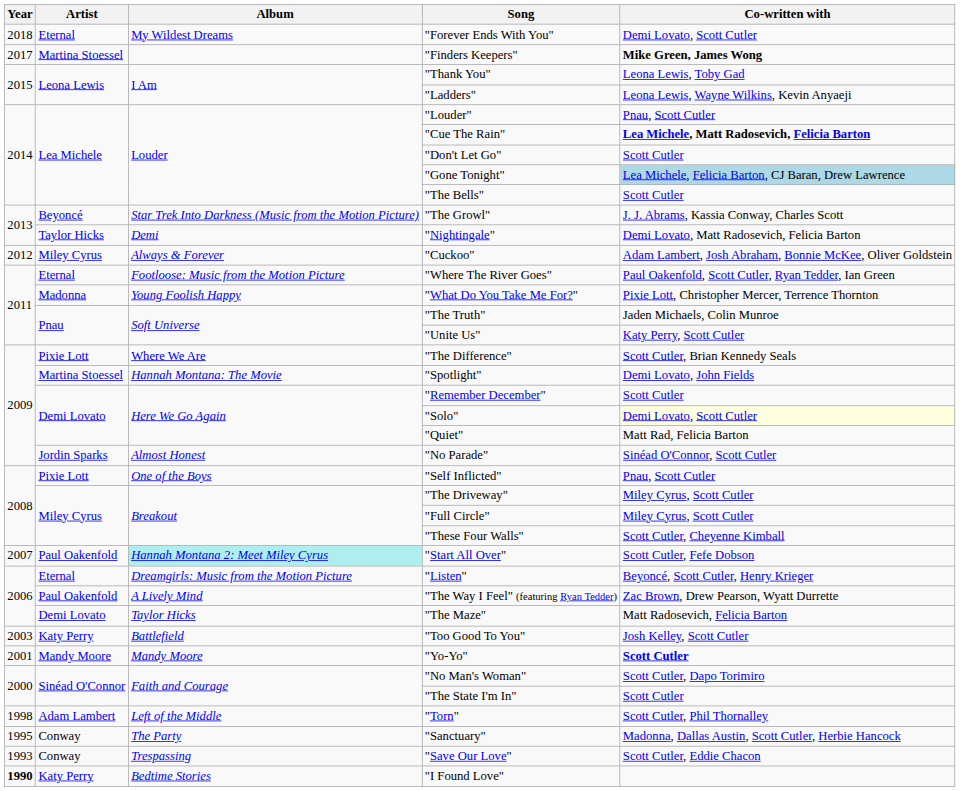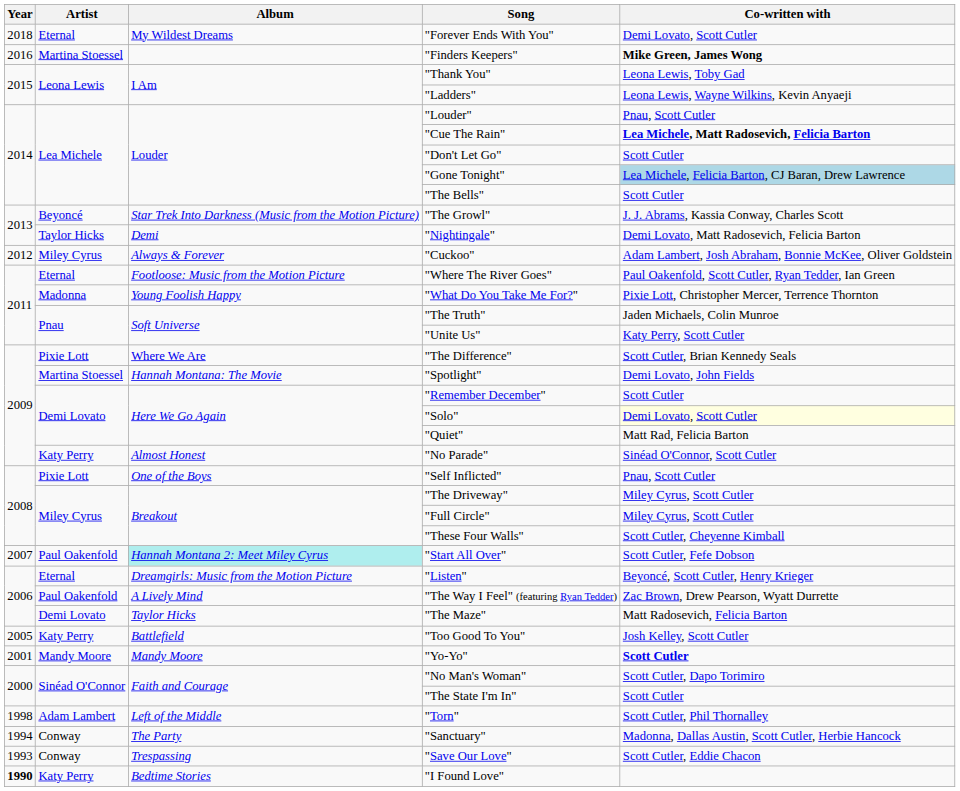(20, 54) 2017 -> (20, 54) 2016
(73, 455) Jordin Sparks -> (66, 455) Katy Perry
(20, 635) 2003 -> (20, 635) 2005
(20, 736) 1995 -> (20, 736) 1994
